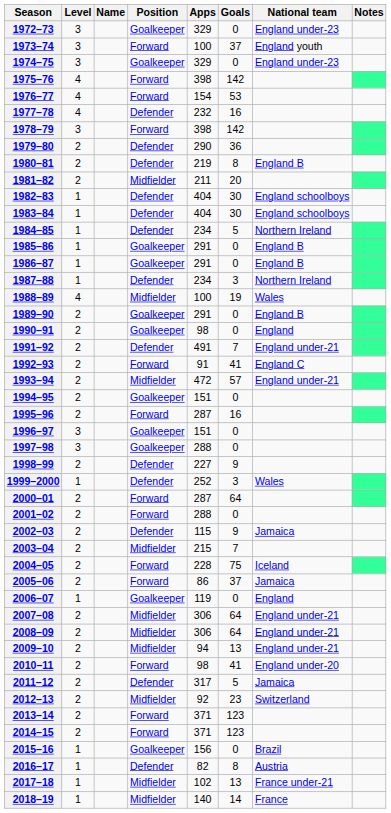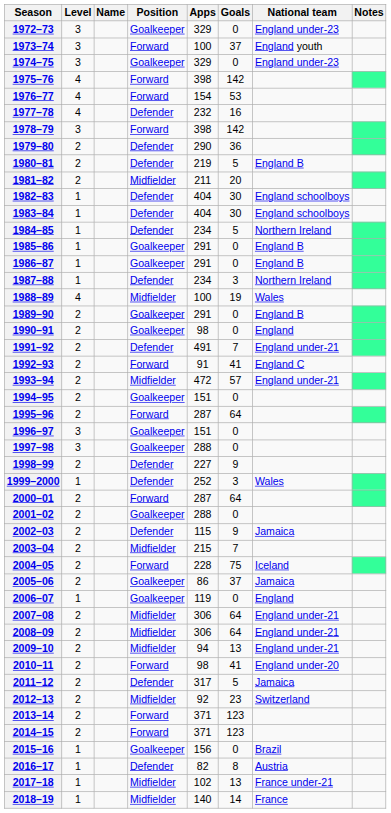(235, 163) 8 -> (235, 163) 5
(235, 414) 16 -> (235, 414) 64
(149, 515) Forward -> (157, 515) Goalkeeper
(149, 582) Forward -> (157, 582) Goalkeeper
